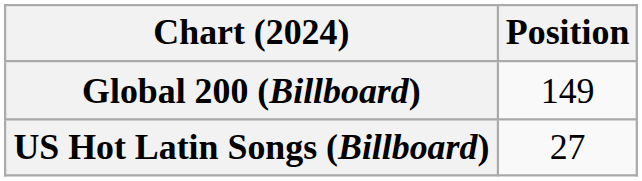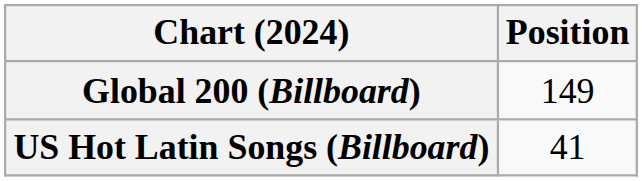(568, 146) 27 -> (568, 146) 41
